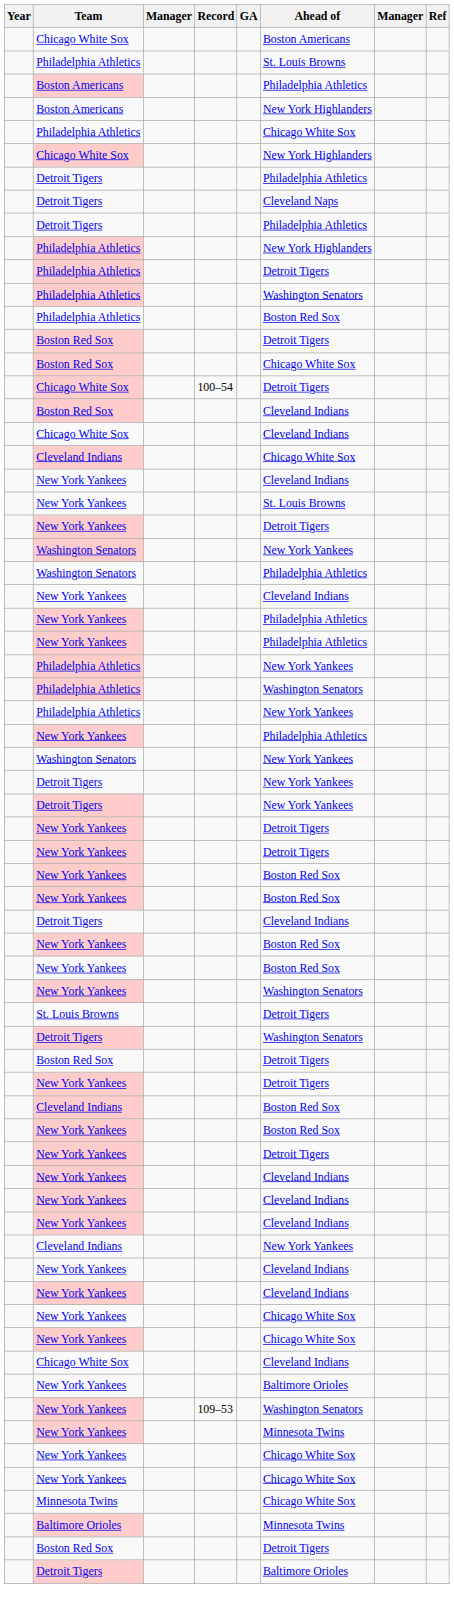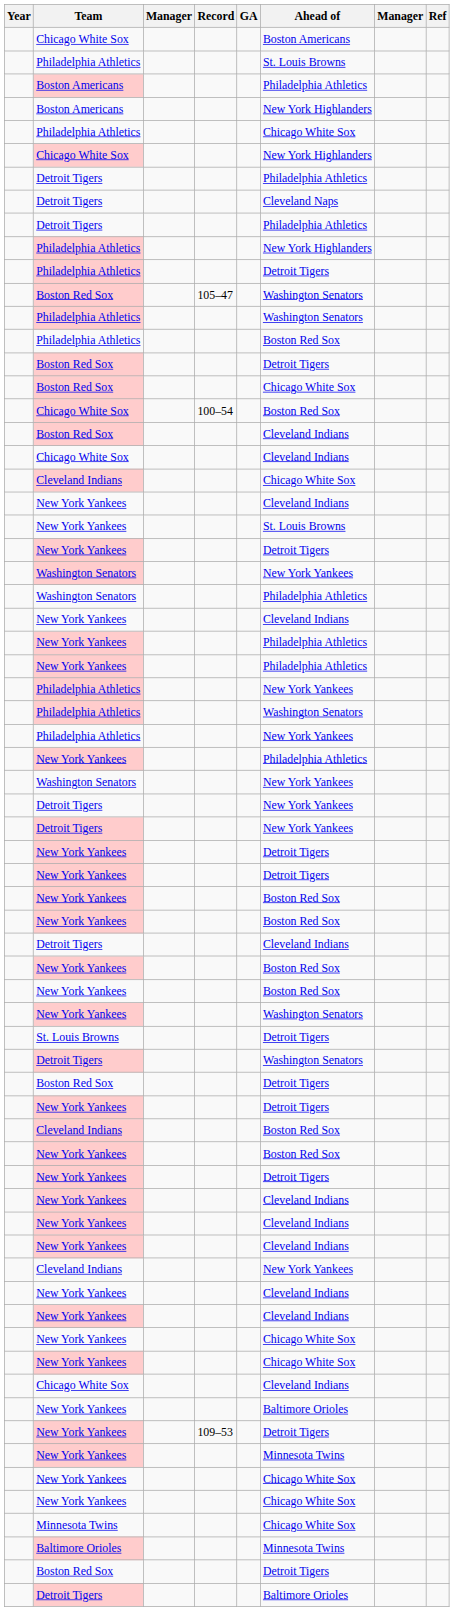+ row: (75, 294)
(296, 387) Detroit Tigers -> (301, 410) Boston Red Sox
(313, 1409) Washington Senators -> (296, 1432) Detroit Tigers
